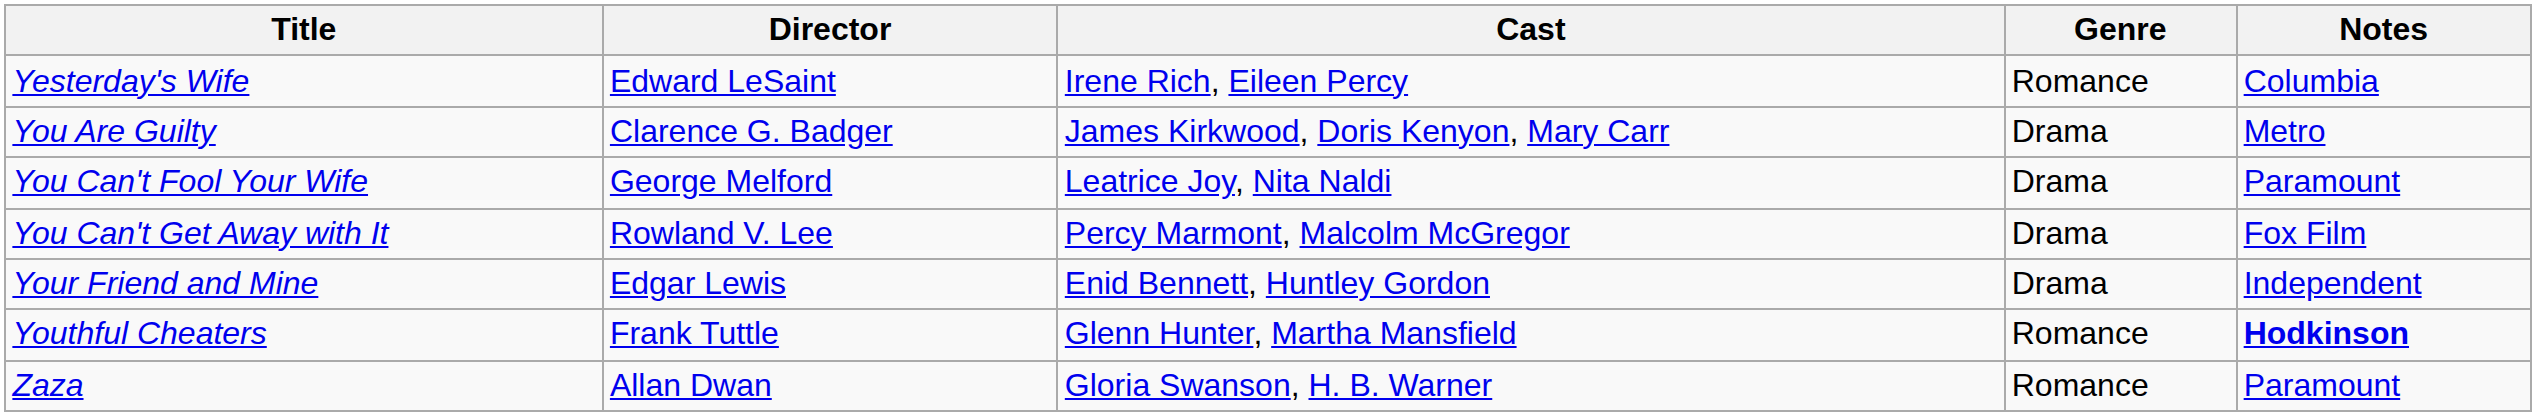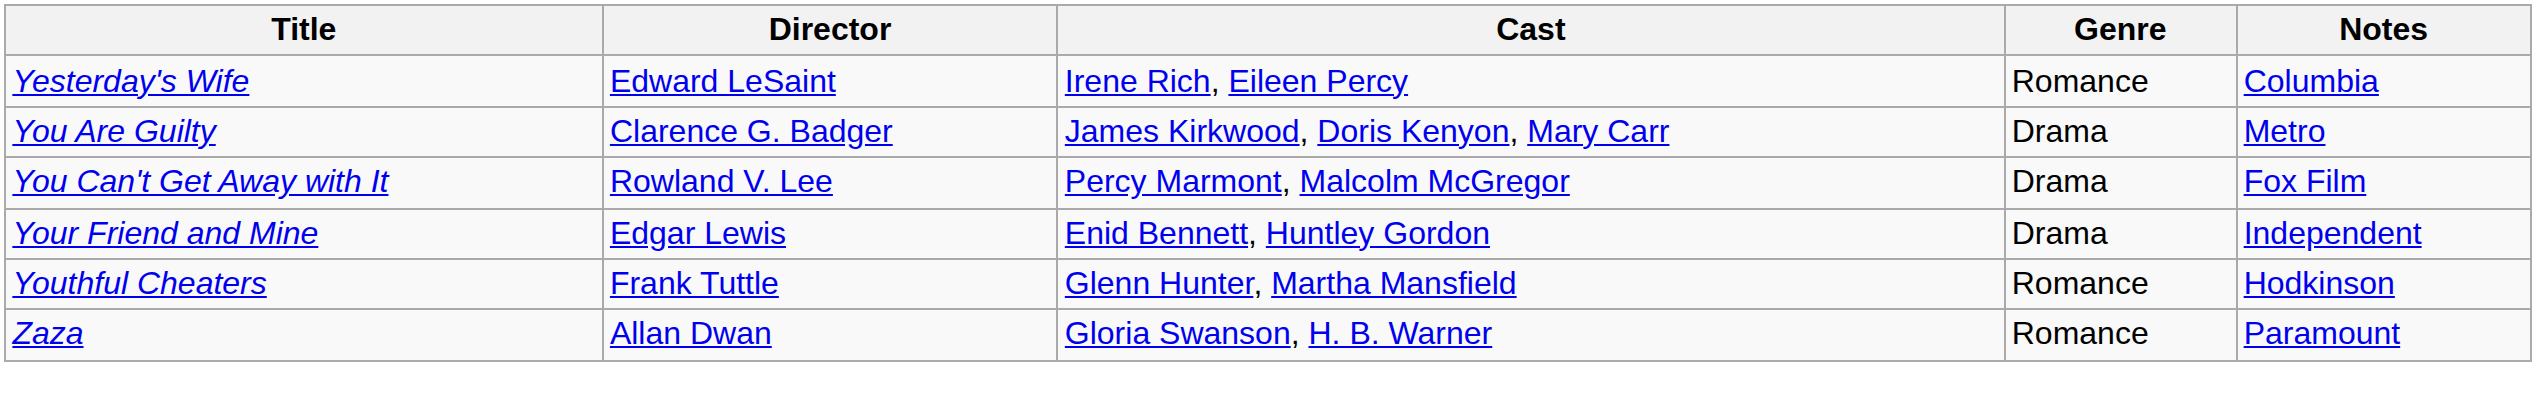- row: (190, 182)
(2326, 334) bold -> (2319, 283) normal
